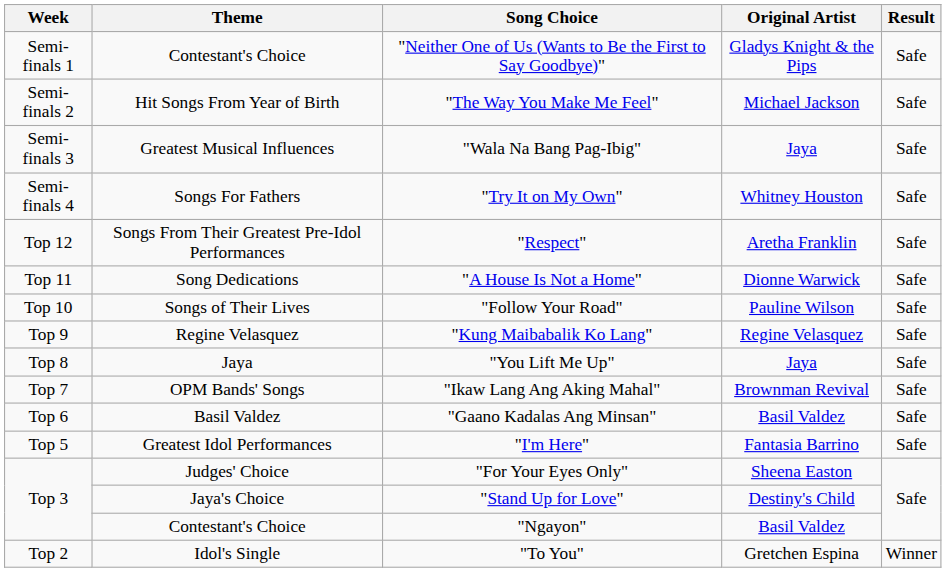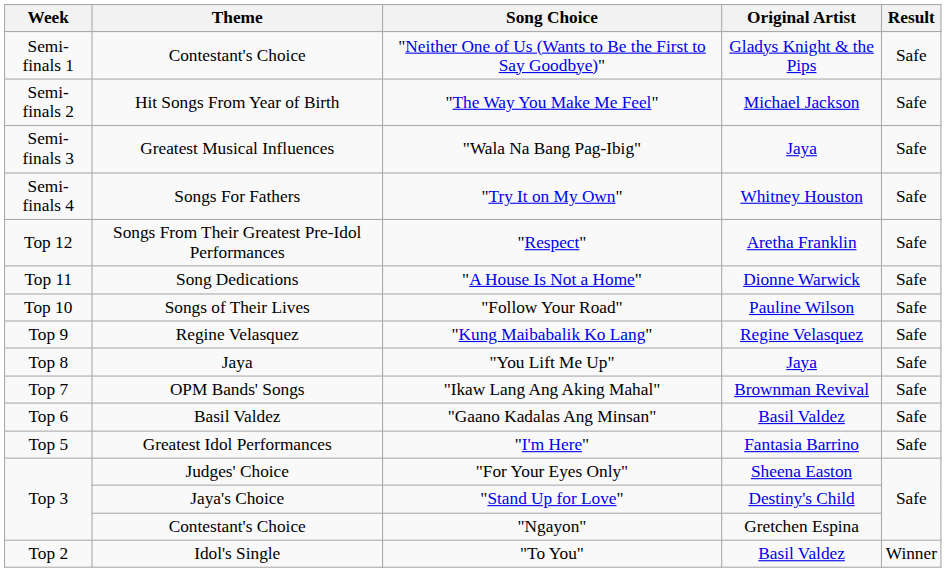(802, 526) Basil Valdez -> (802, 526) Gretchen Espina
(802, 553) Gretchen Espina -> (802, 553) Basil Valdez
